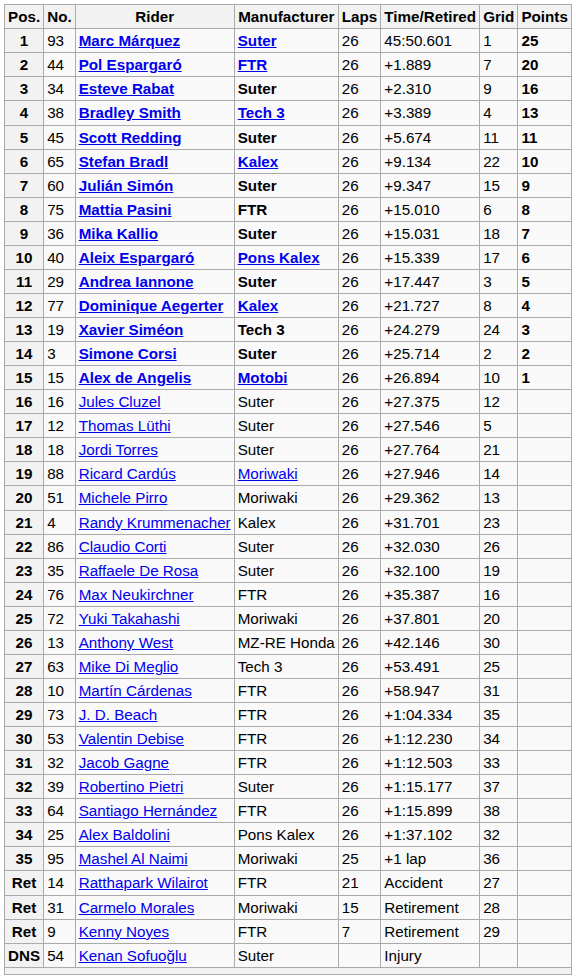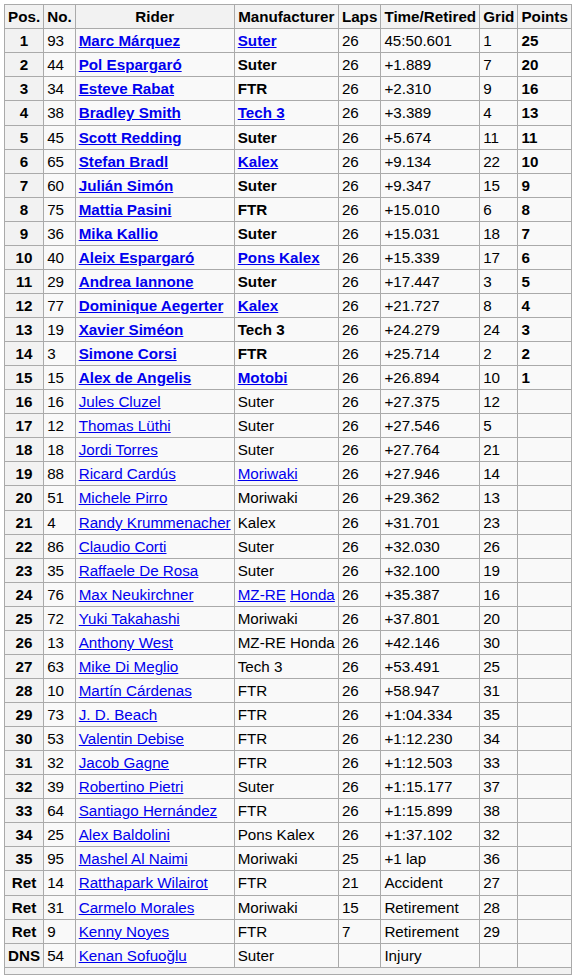(252, 65) FTR -> (257, 65) Suter
(257, 89) Suter -> (252, 89) FTR
(257, 354) Suter -> (252, 354) FTR
(252, 594) FTR -> (286, 594) MZ-RE Honda
